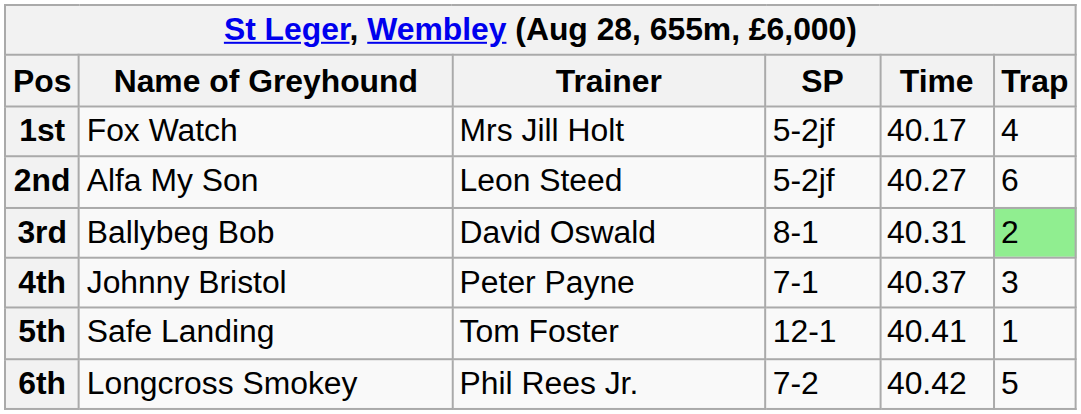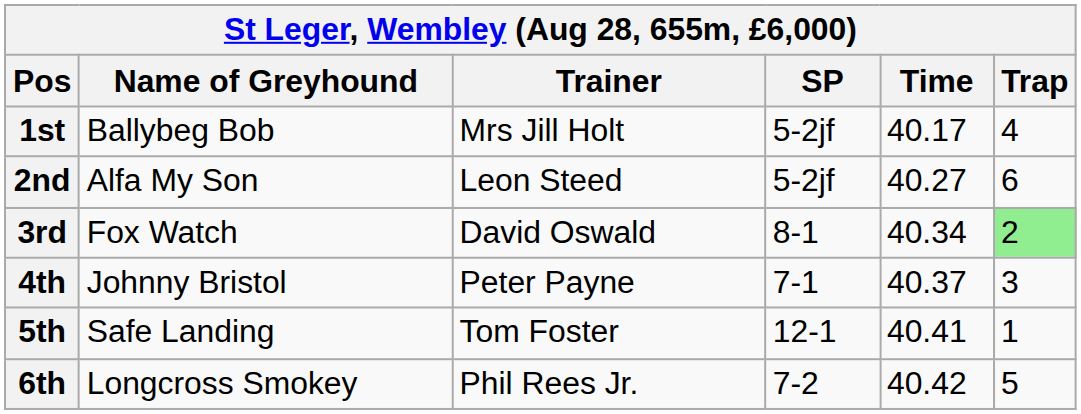(162, 130) Fox Watch -> (181, 130) Ballybeg Bob
(181, 231) Ballybeg Bob -> (162, 231) Fox Watch
(927, 231) 40.31 -> (927, 231) 40.34
